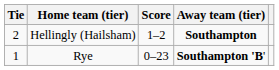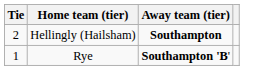- column: (156, 14)
